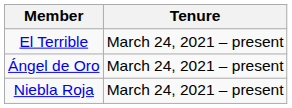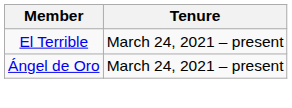- row: (54, 90)
